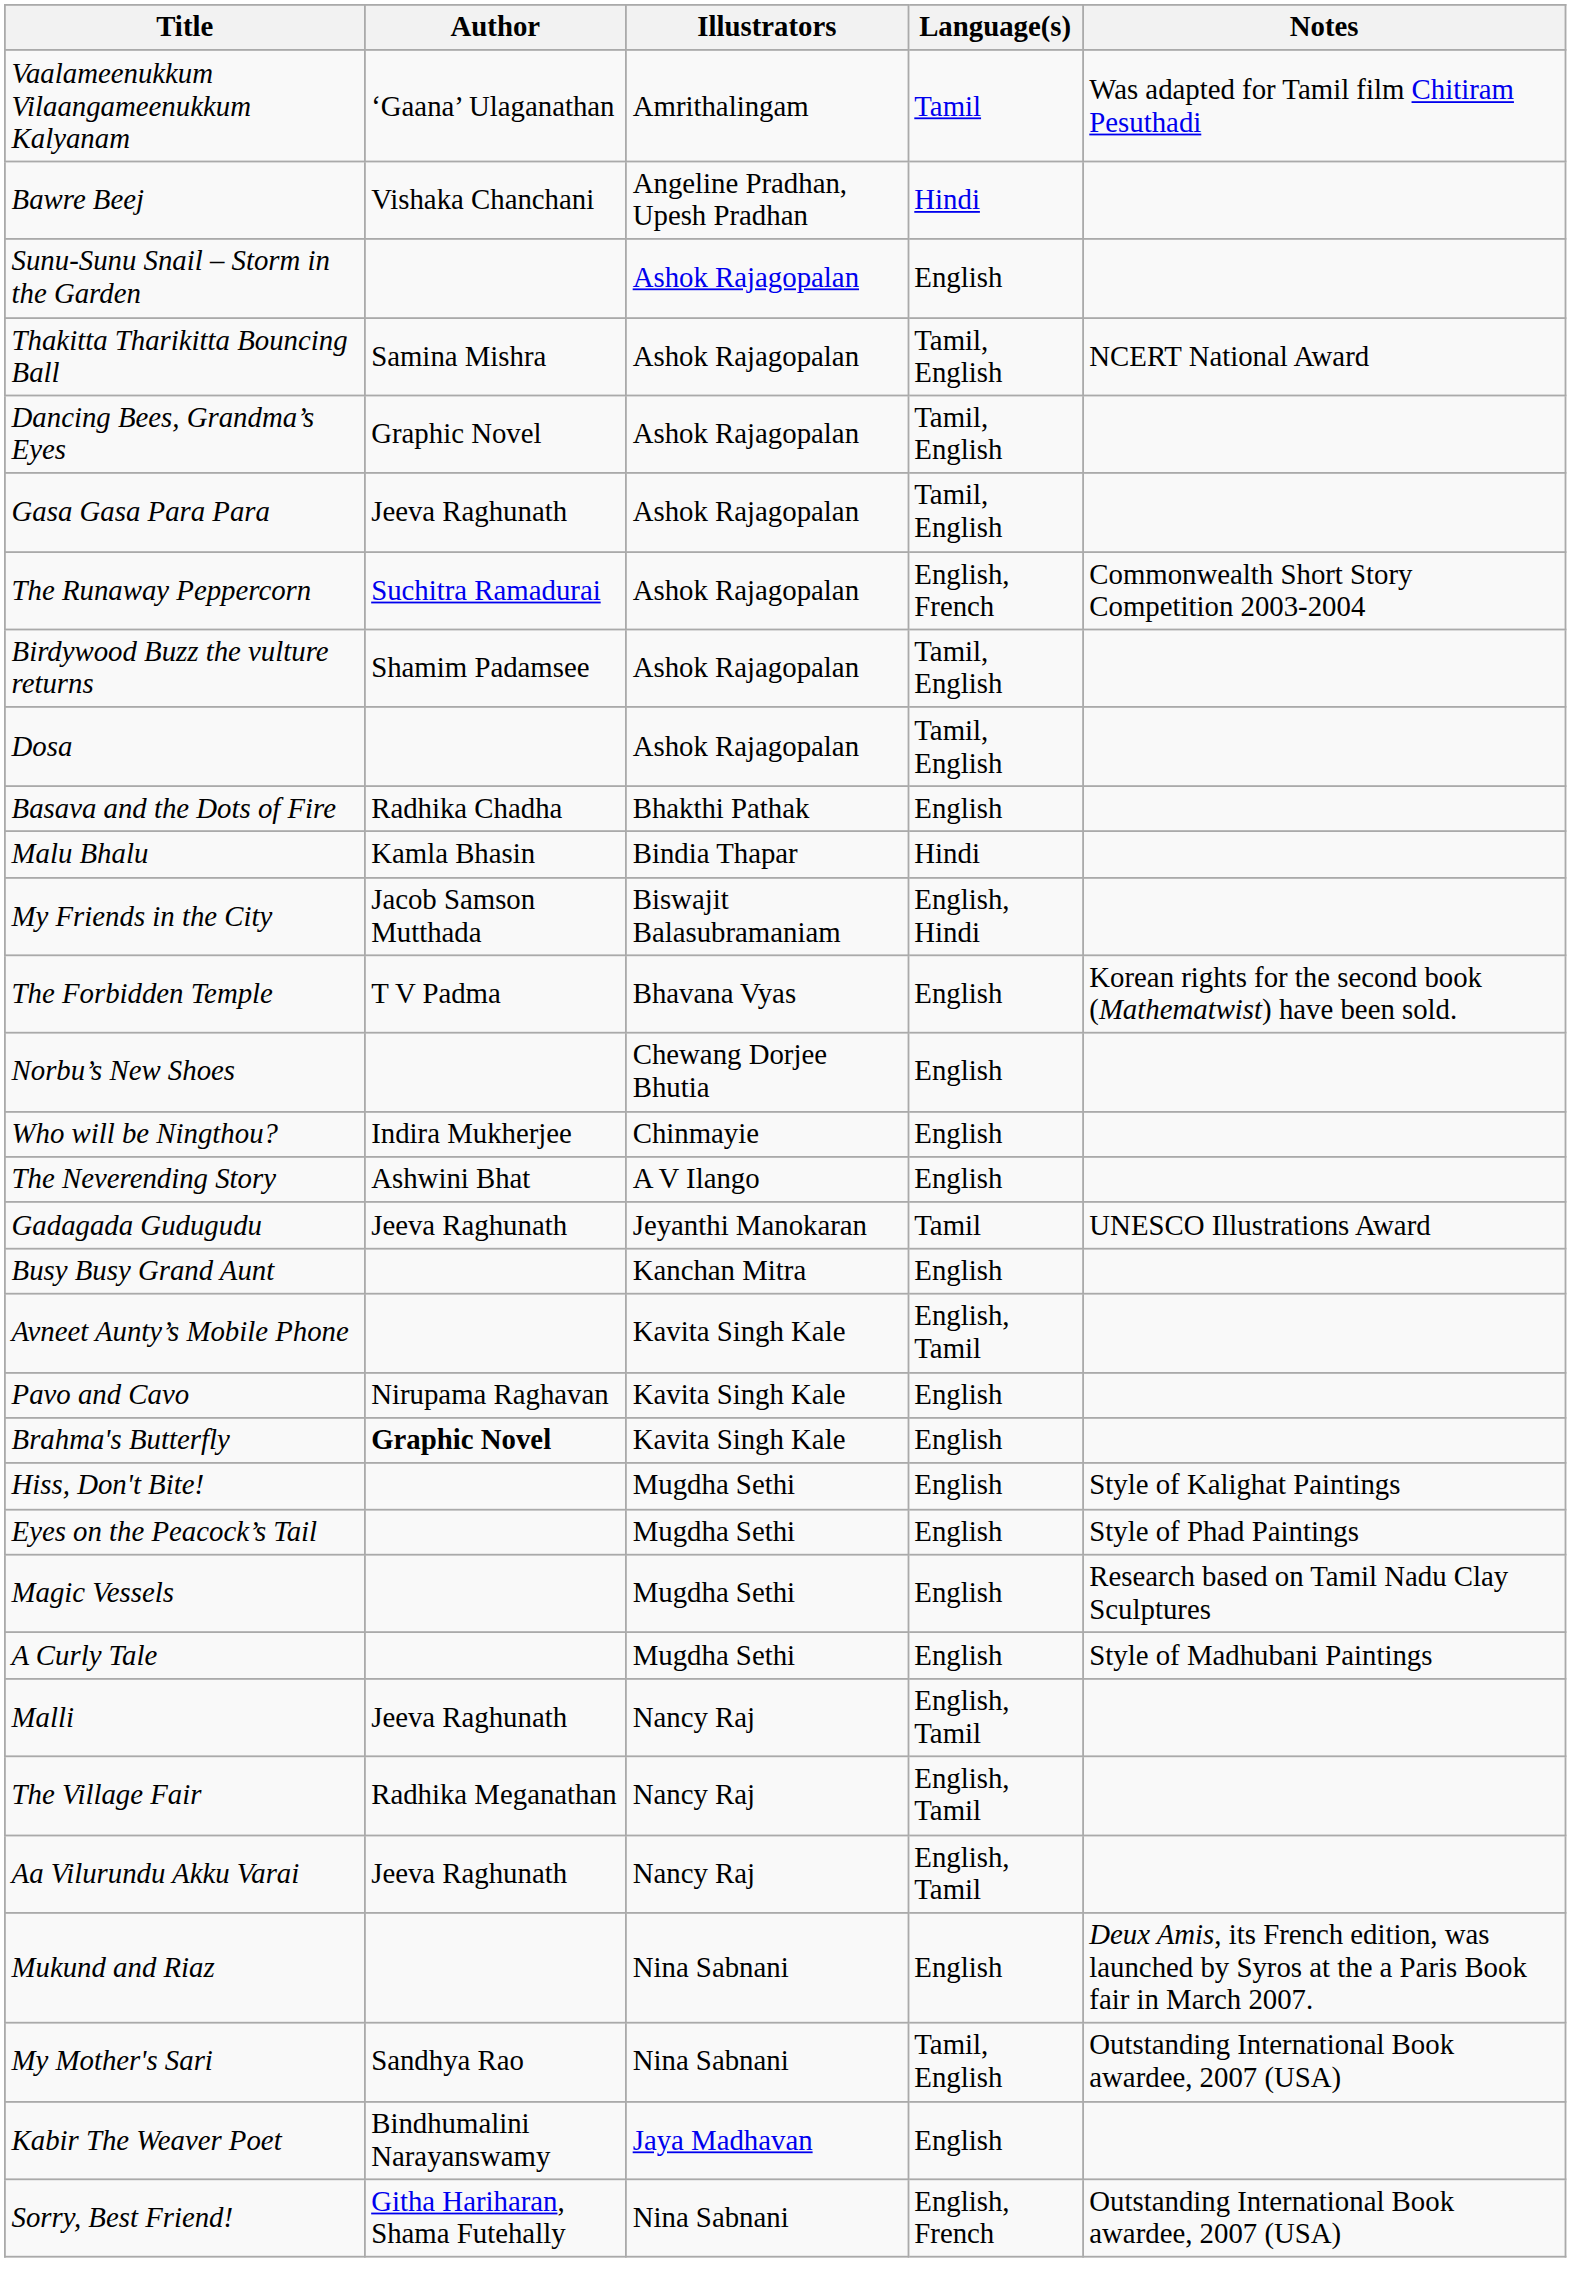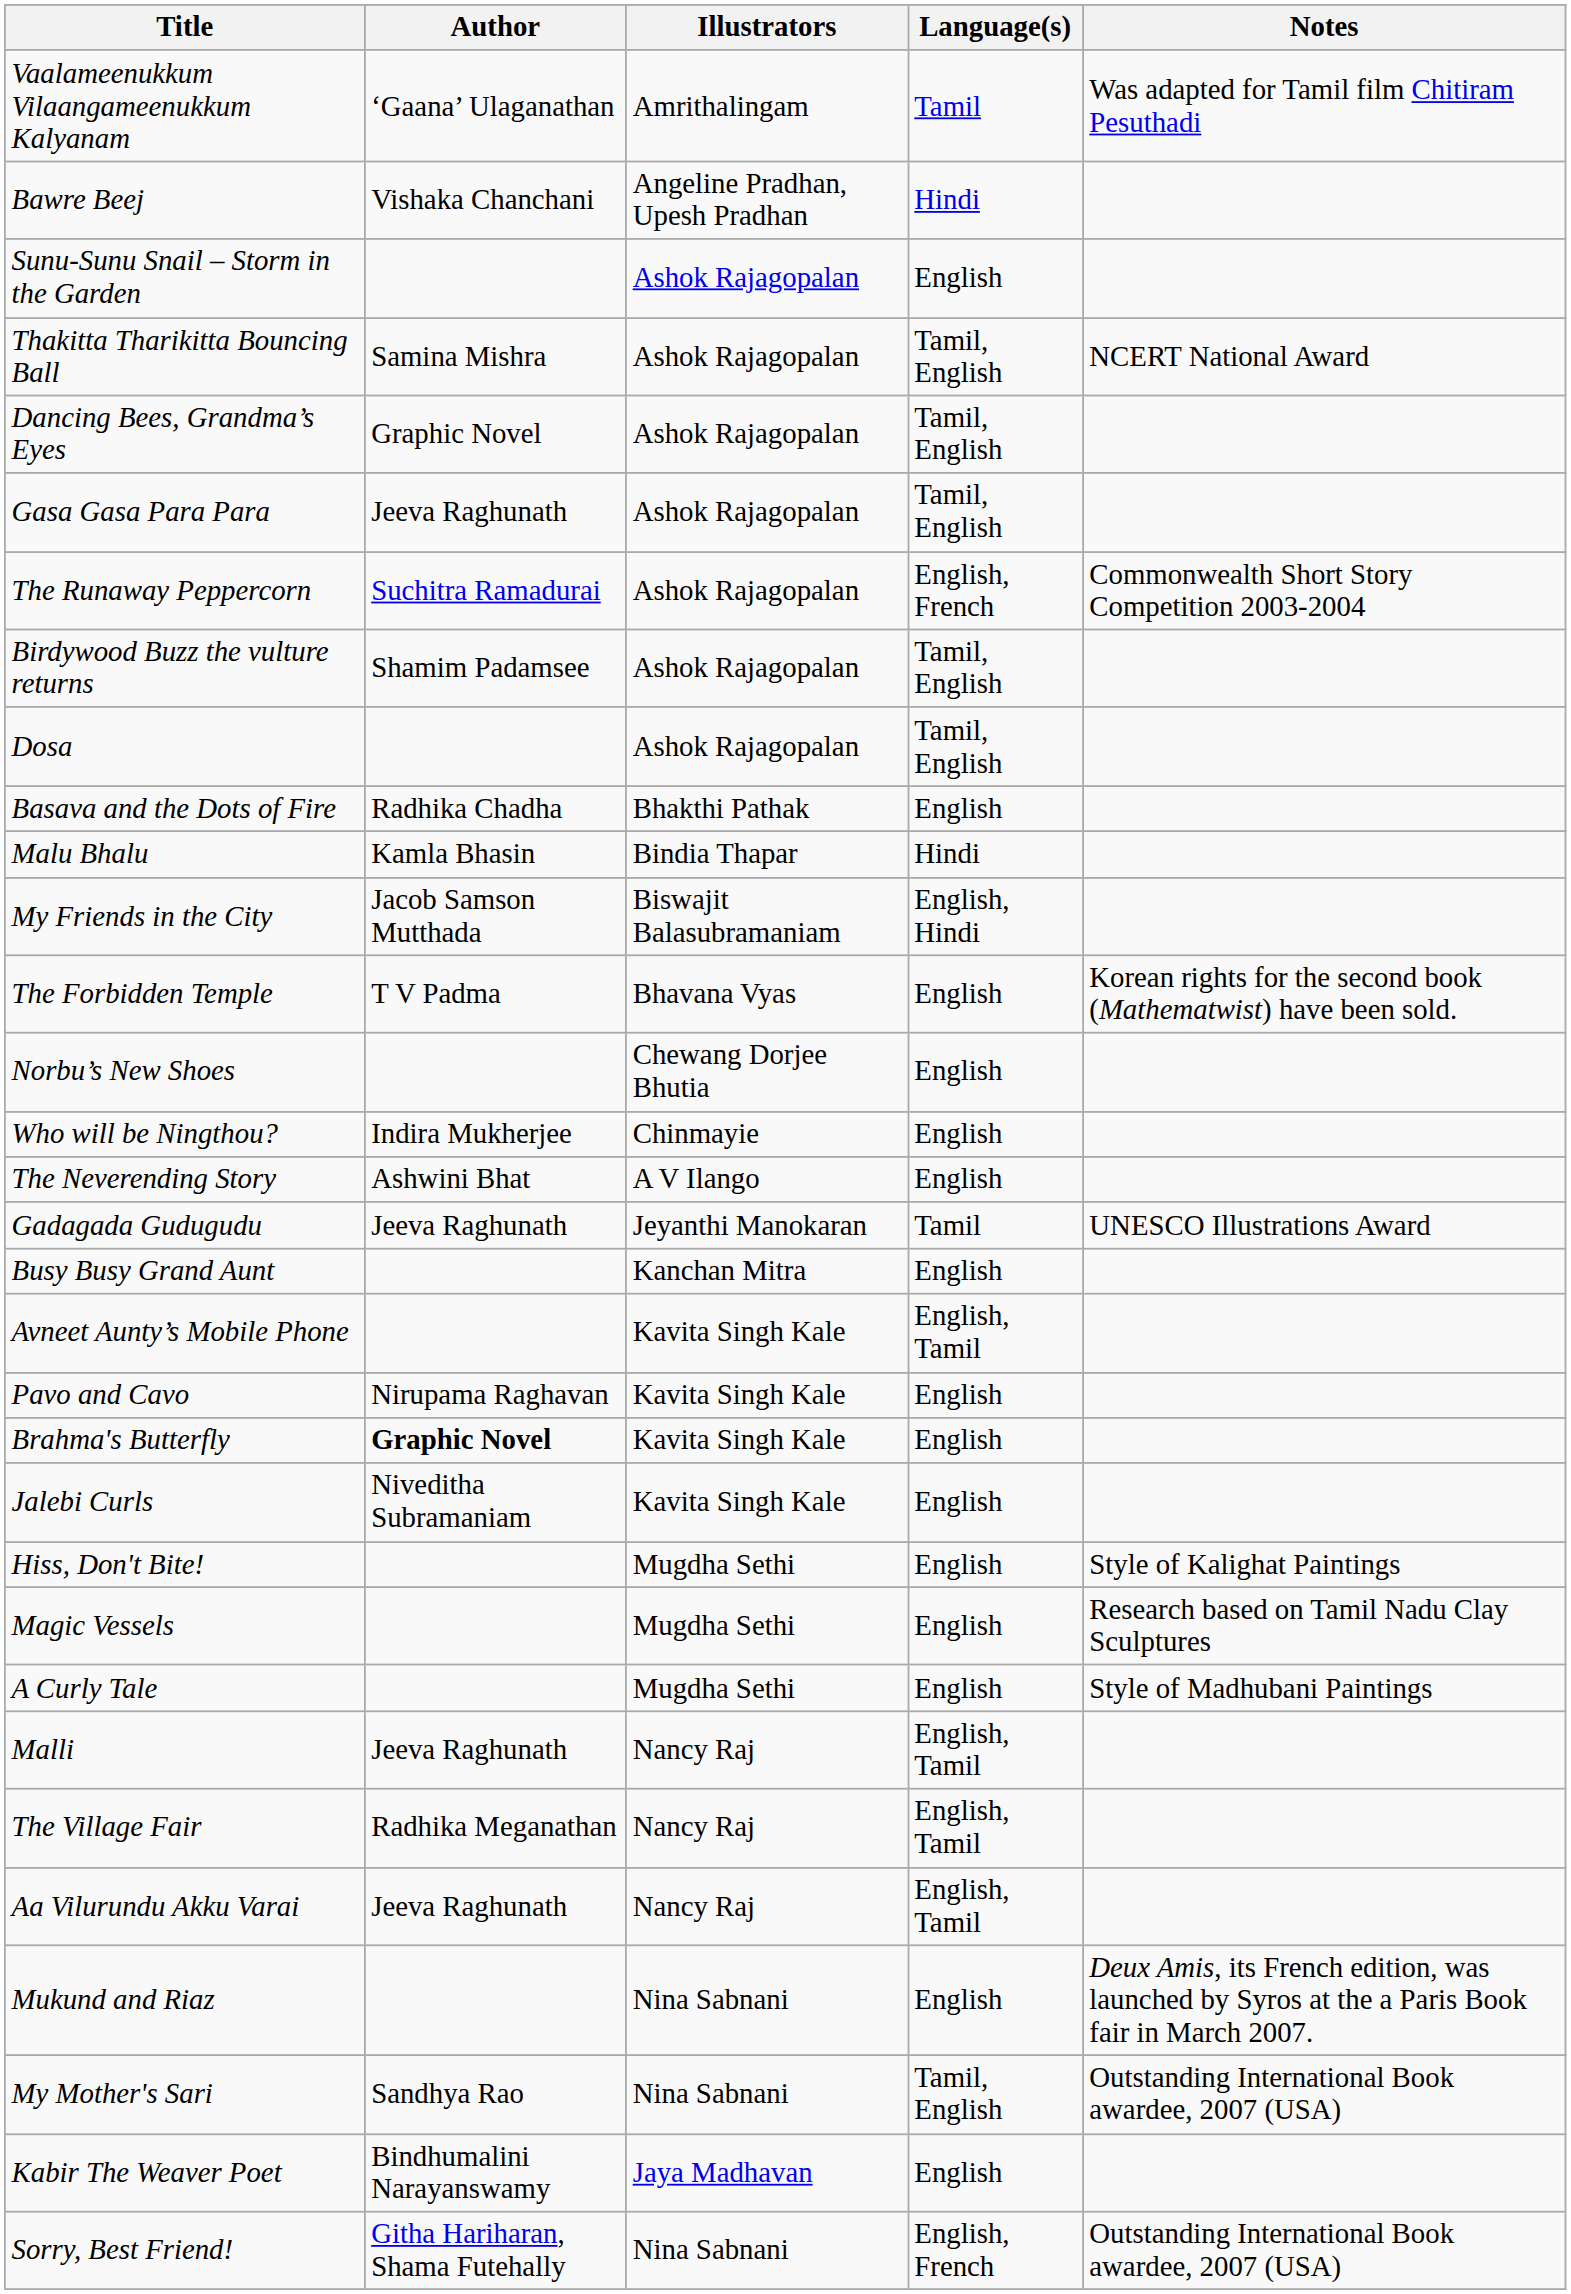+ row: (82, 1501)
- row: (164, 1531)
